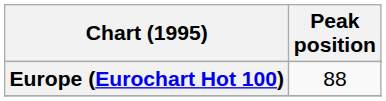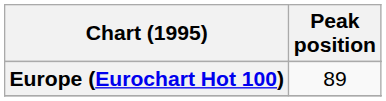(335, 78) 88 -> (335, 78) 89
